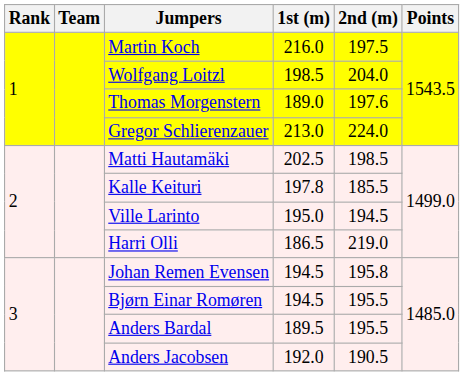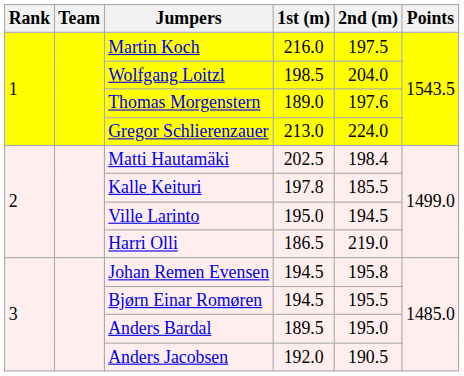(368, 159) 198.5 -> (368, 159) 198.4
(368, 328) 195.5 -> (368, 328) 195.0
